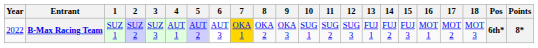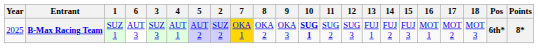columns swapped: (135, 11) <-> (220, 11)
(15, 30) 2022 -> (15, 30) 2025
(309, 30) normal -> (309, 30) bold
